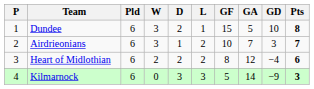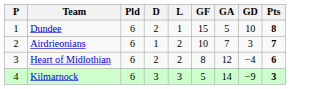- column: (156, 12)
